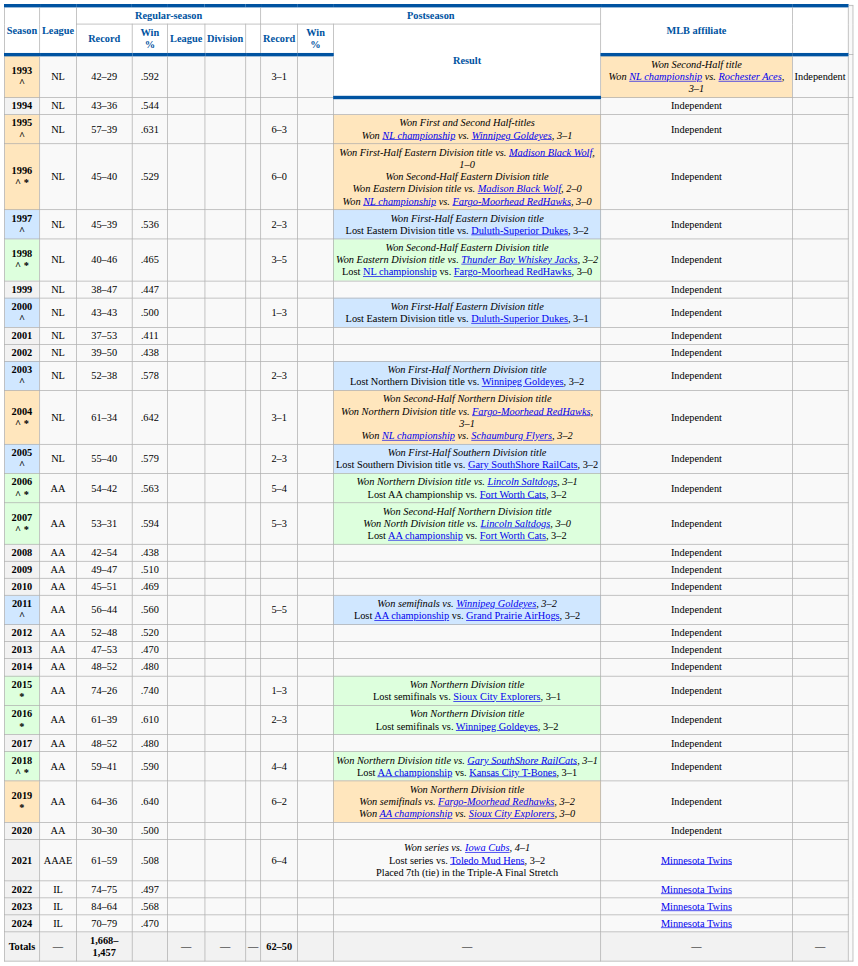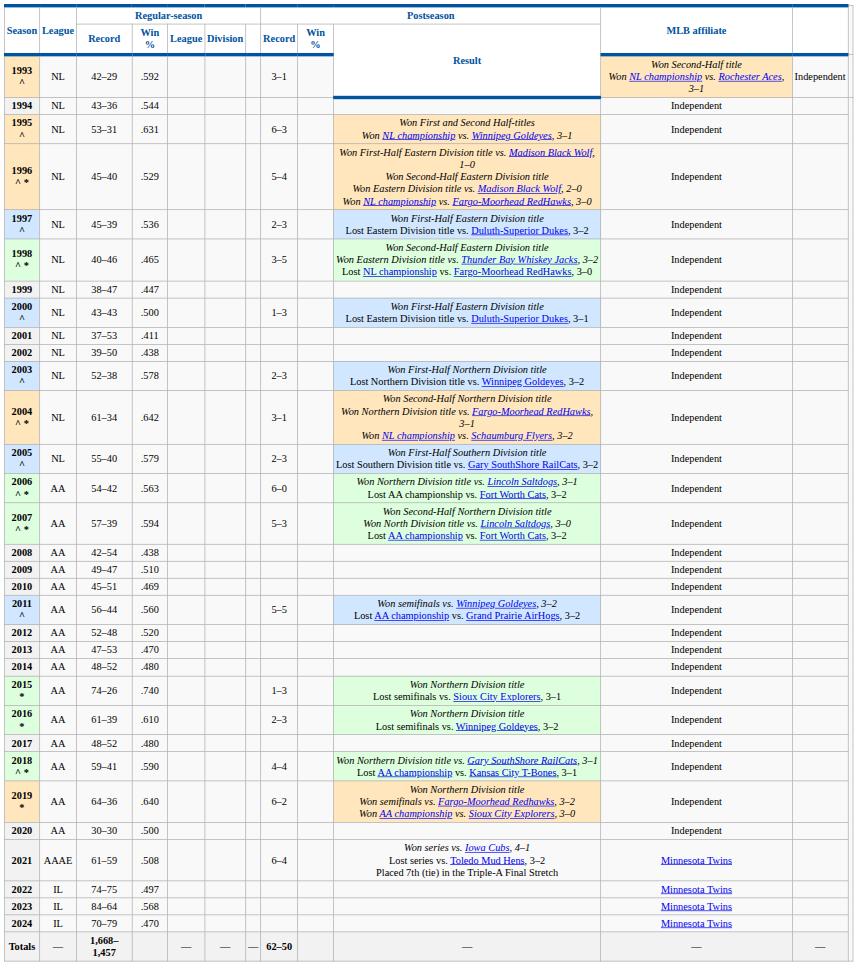(104, 129) 57–39 -> (104, 129) 53–31
(279, 177) 6–0 -> (279, 177) 5–4
(279, 488) 5–4 -> (279, 488) 6–0
(104, 523) 53–31 -> (104, 523) 57–39
